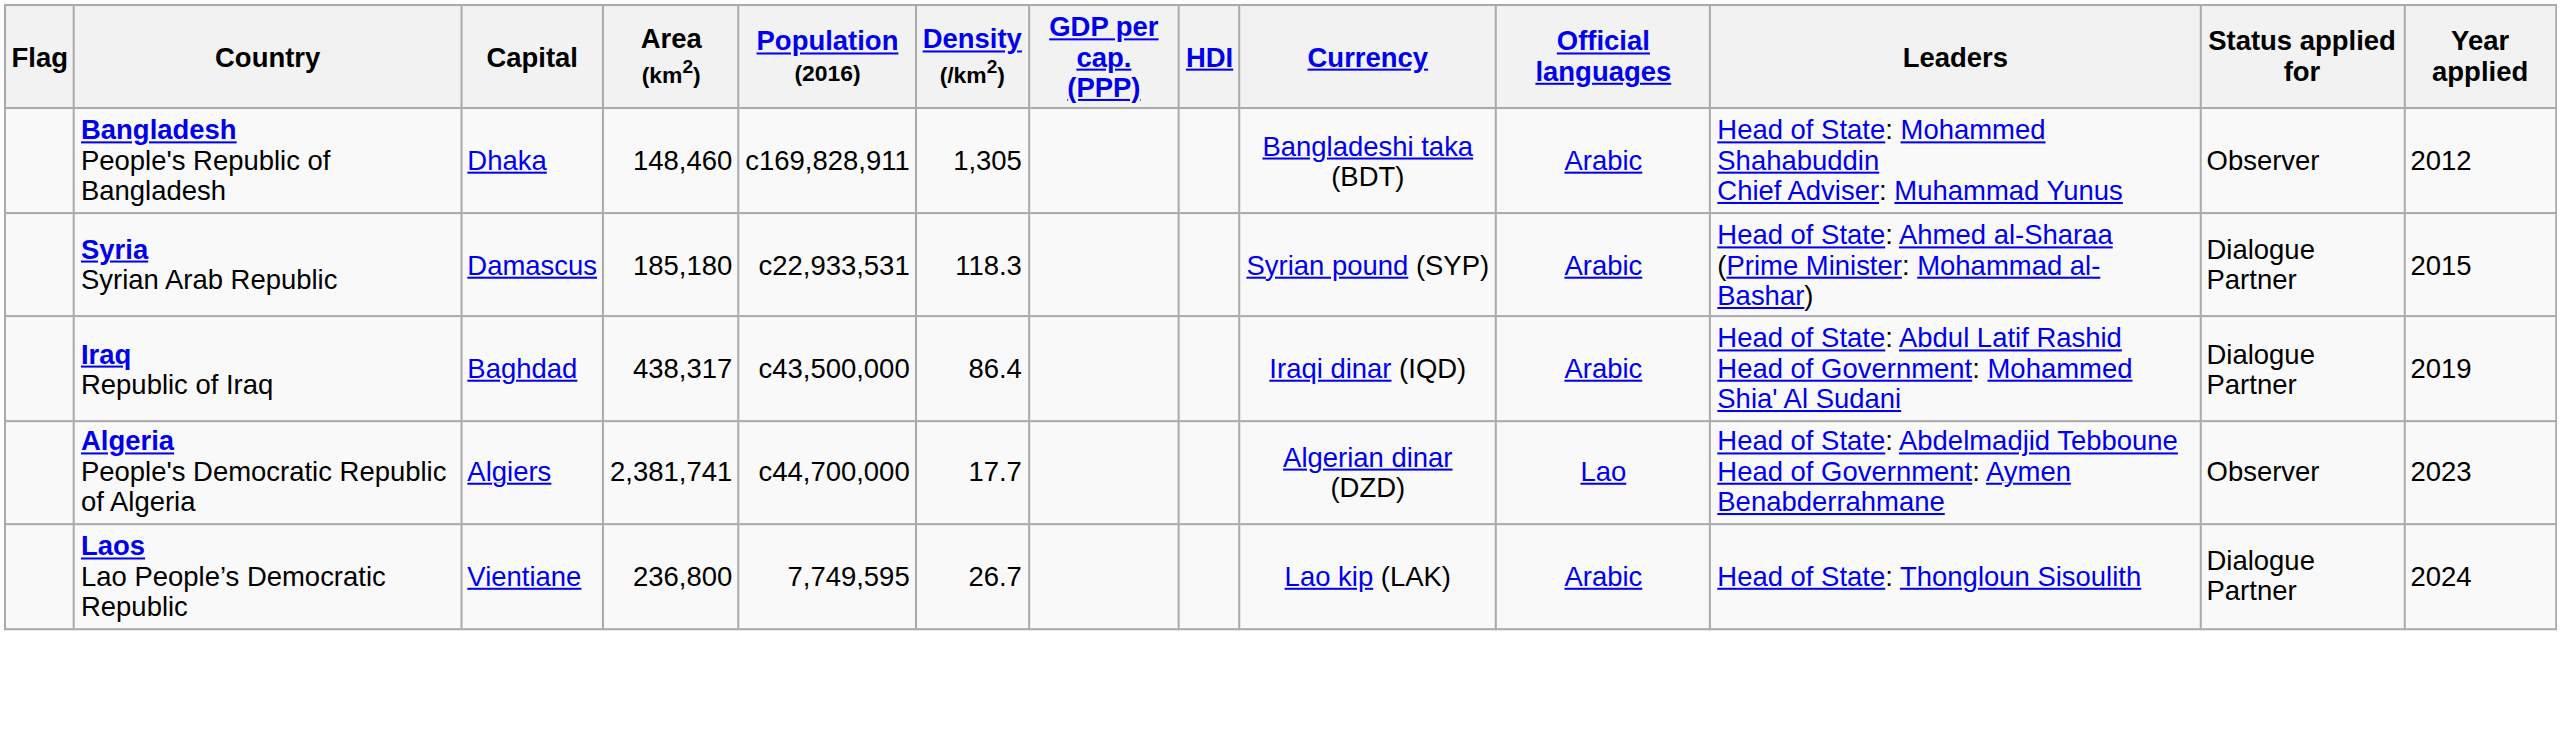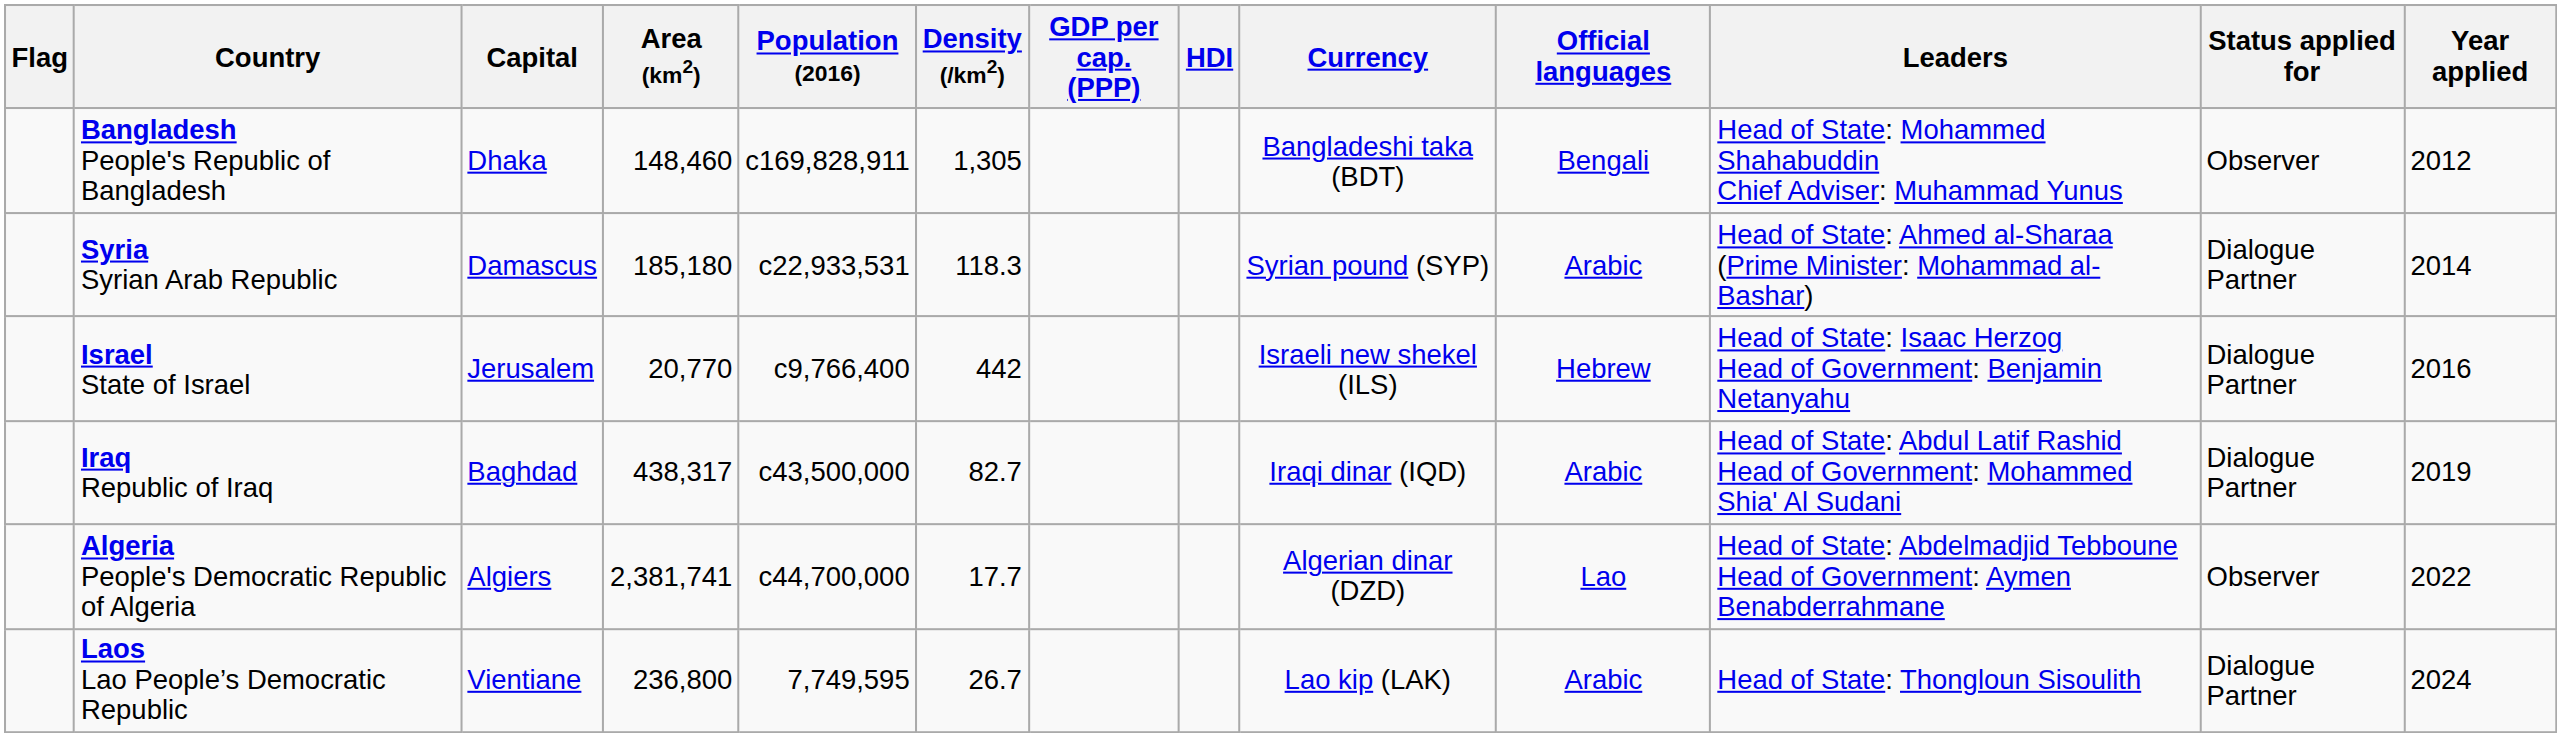(1603, 160) Arabic -> (1603, 160) Bengali
(2441, 264) 2015 -> (2441, 264) 2014
+ row: (166, 368)
(995, 368) 86.4 -> (995, 472) 82.7
(2441, 472) 2023 -> (2441, 576) 2022
